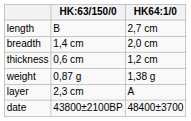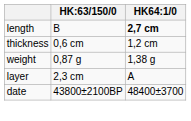(143, 28) normal -> (143, 28) bold
- row: (24, 44)
